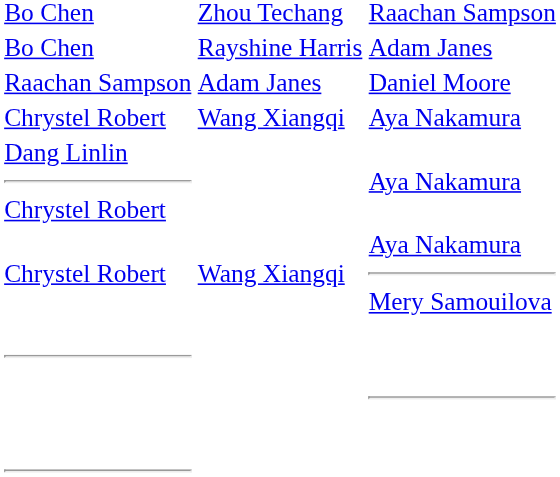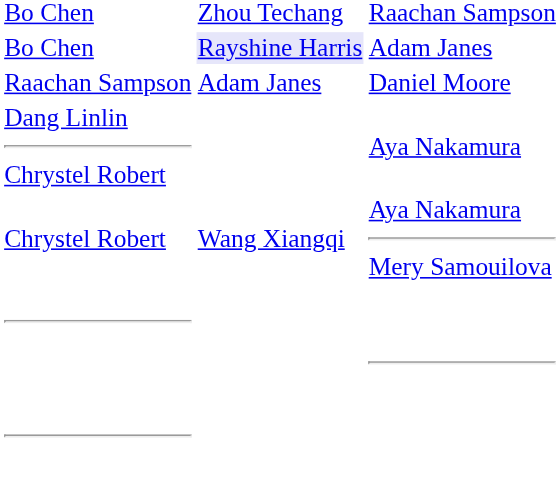(280, 47) no background -> (280, 47) lavender background
- row: (85, 117)
